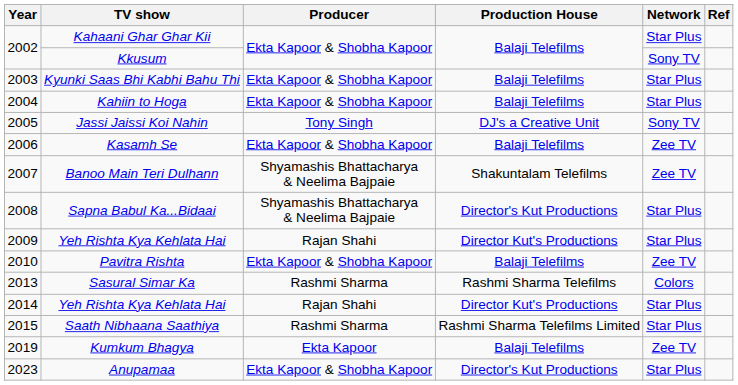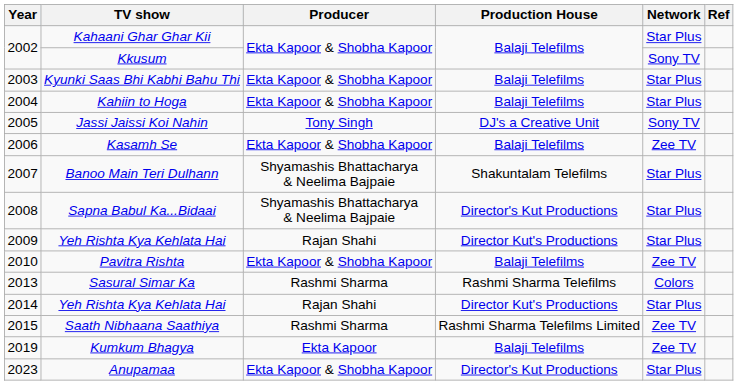(674, 173) Zee TV -> (674, 173) Star Plus
(674, 326) Star Plus -> (674, 326) Zee TV
